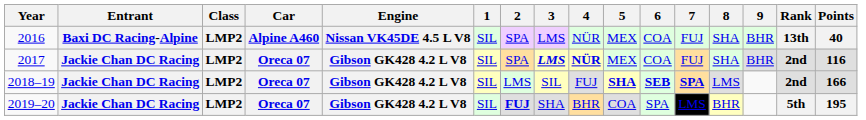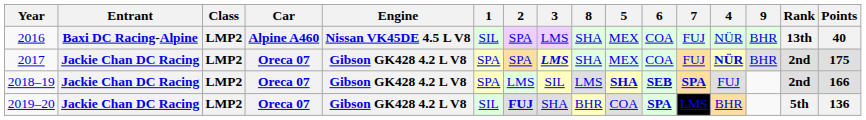columns swapped: (586, 15) <-> (726, 15)
(487, 59) SIL -> (489, 59) SPA
(836, 59) 116 -> (839, 59) 175
(487, 81) SIL -> (489, 81) SPA
(658, 104) normal -> (659, 104) bold
(836, 104) 195 -> (839, 104) 136
